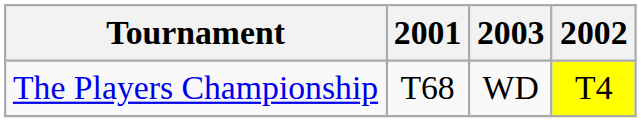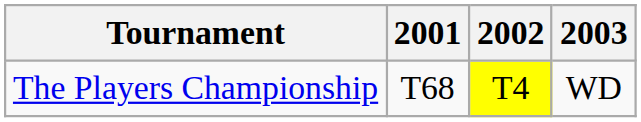columns swapped: (594, 32) <-> (511, 32)
